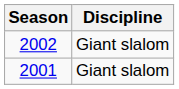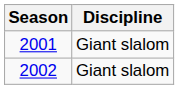rows swapped: (38, 71) <-> (38, 44)
